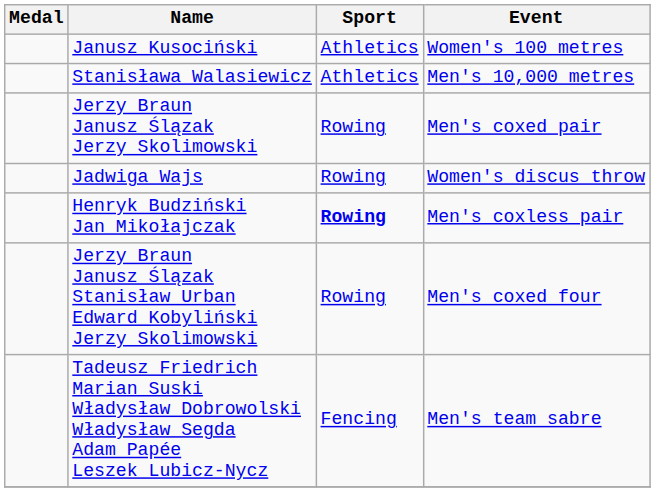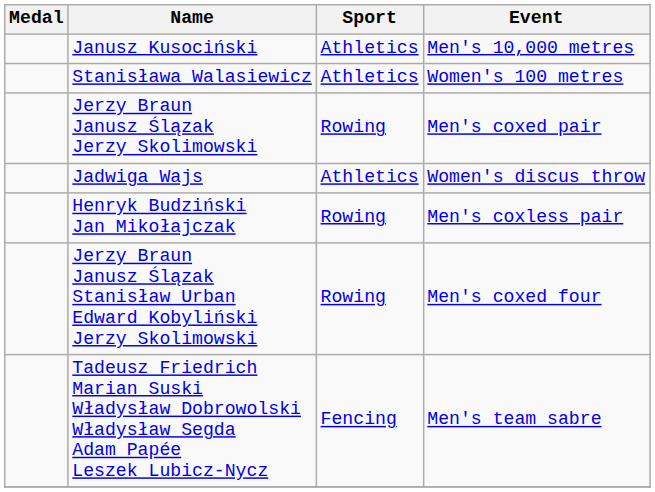(525, 49) Women's 100 metres -> (531, 49) Men's 10,000 metres
(531, 78) Men's 10,000 metres -> (525, 78) Women's 100 metres
(353, 178) Rowing -> (370, 178) Athletics
(353, 218) bold -> (353, 218) normal
